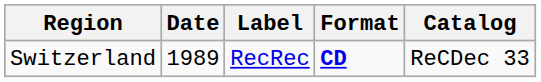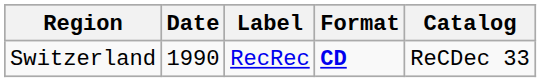(193, 59) 1989 -> (193, 59) 1990
